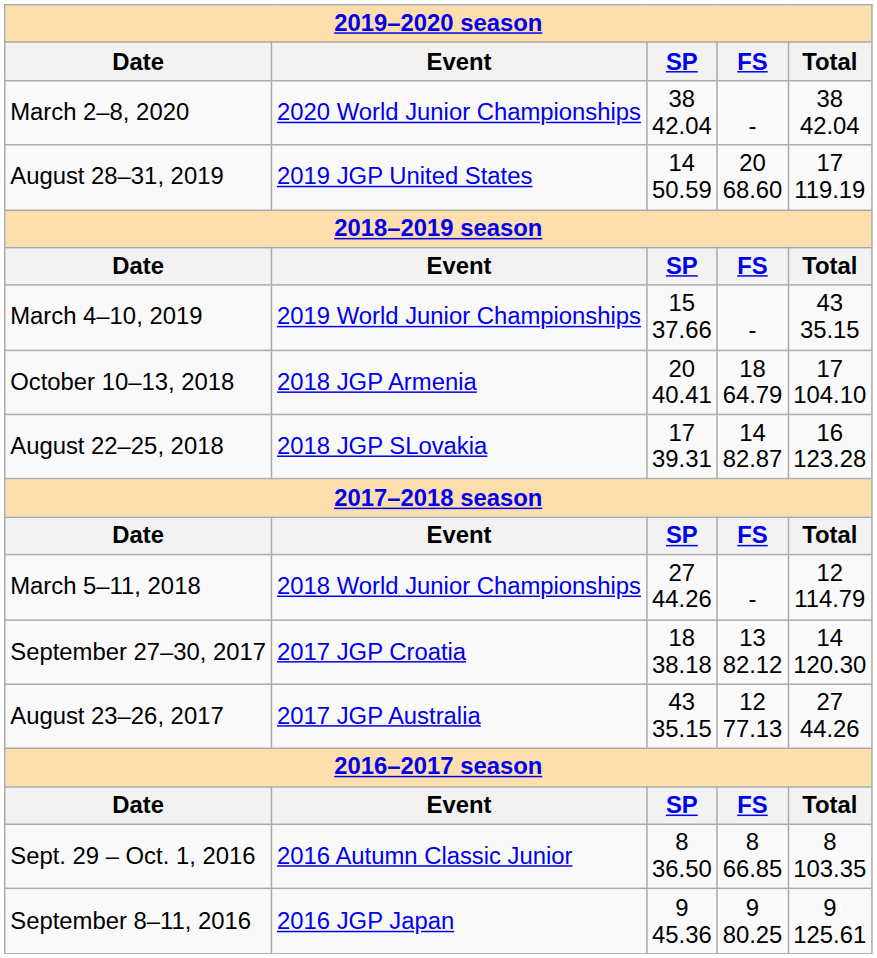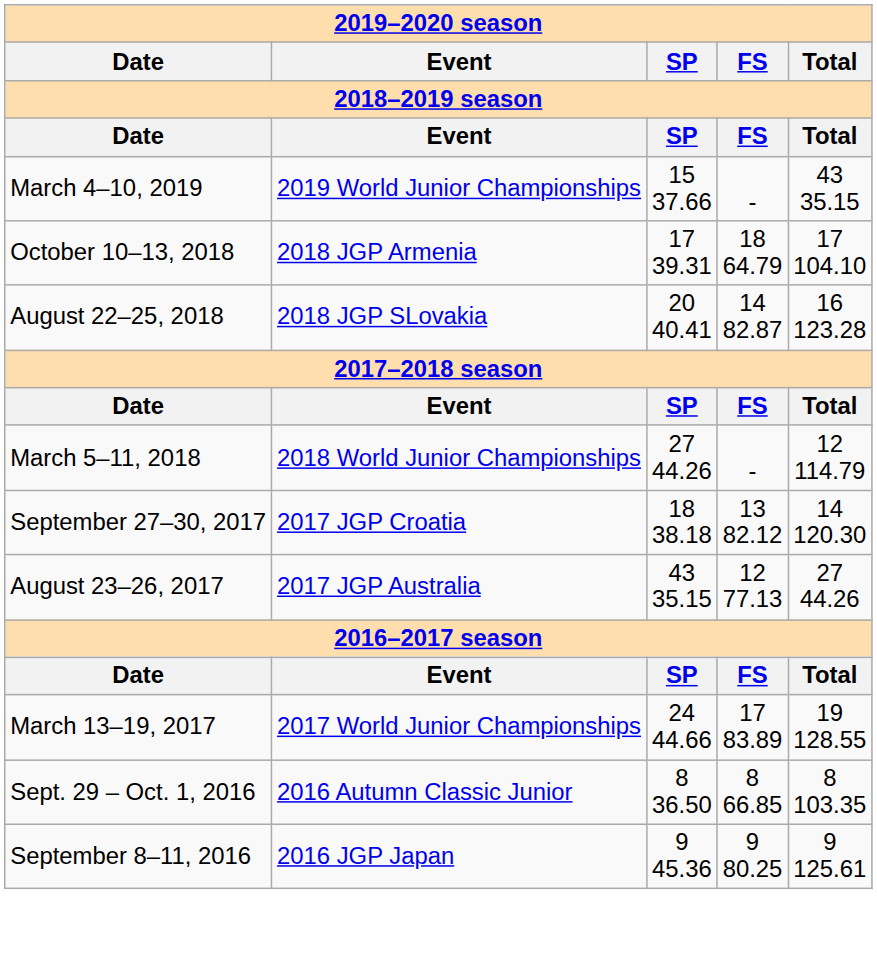- row: (100, 112)
- row: (117, 177)
(682, 381) 20 40.41 -> (682, 252) 17 39.31
(682, 446) 17 39.31 -> (682, 317) 20 40.41
+ row: (113, 727)
